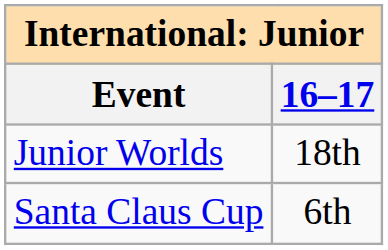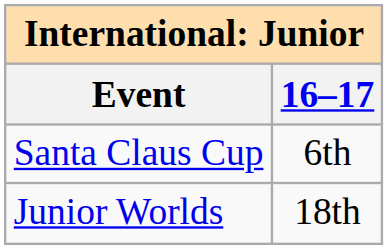rows swapped: (119, 152) <-> (139, 212)
